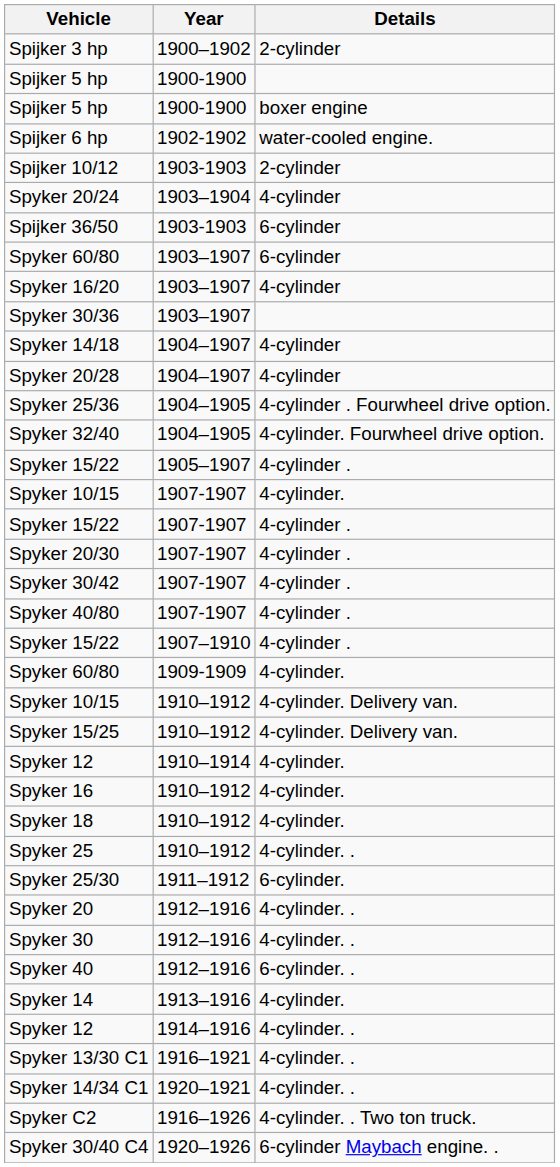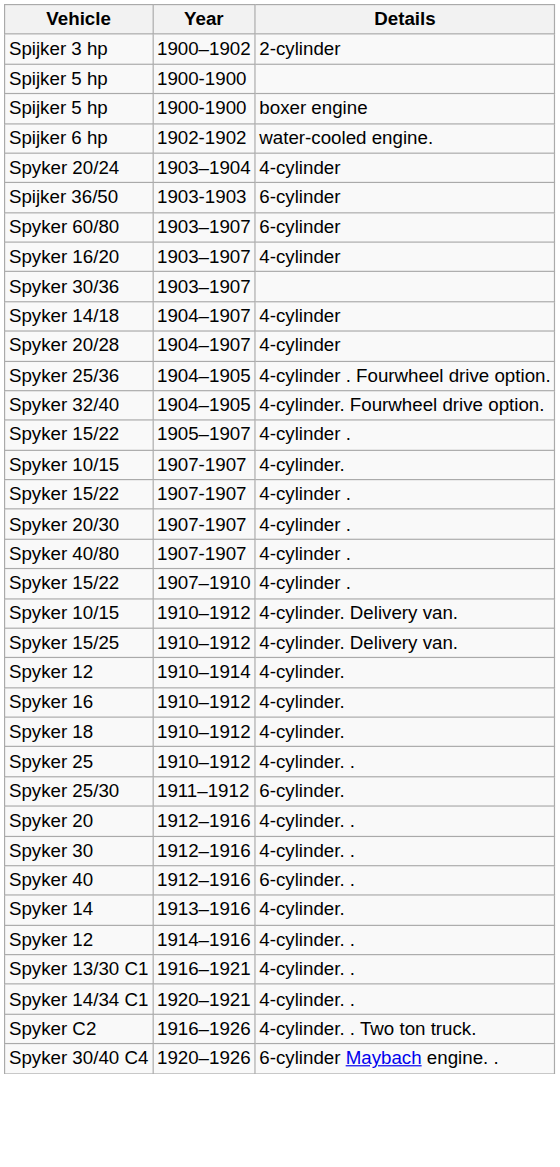- row: (64, 167)
- row: (64, 583)
- row: (64, 672)
